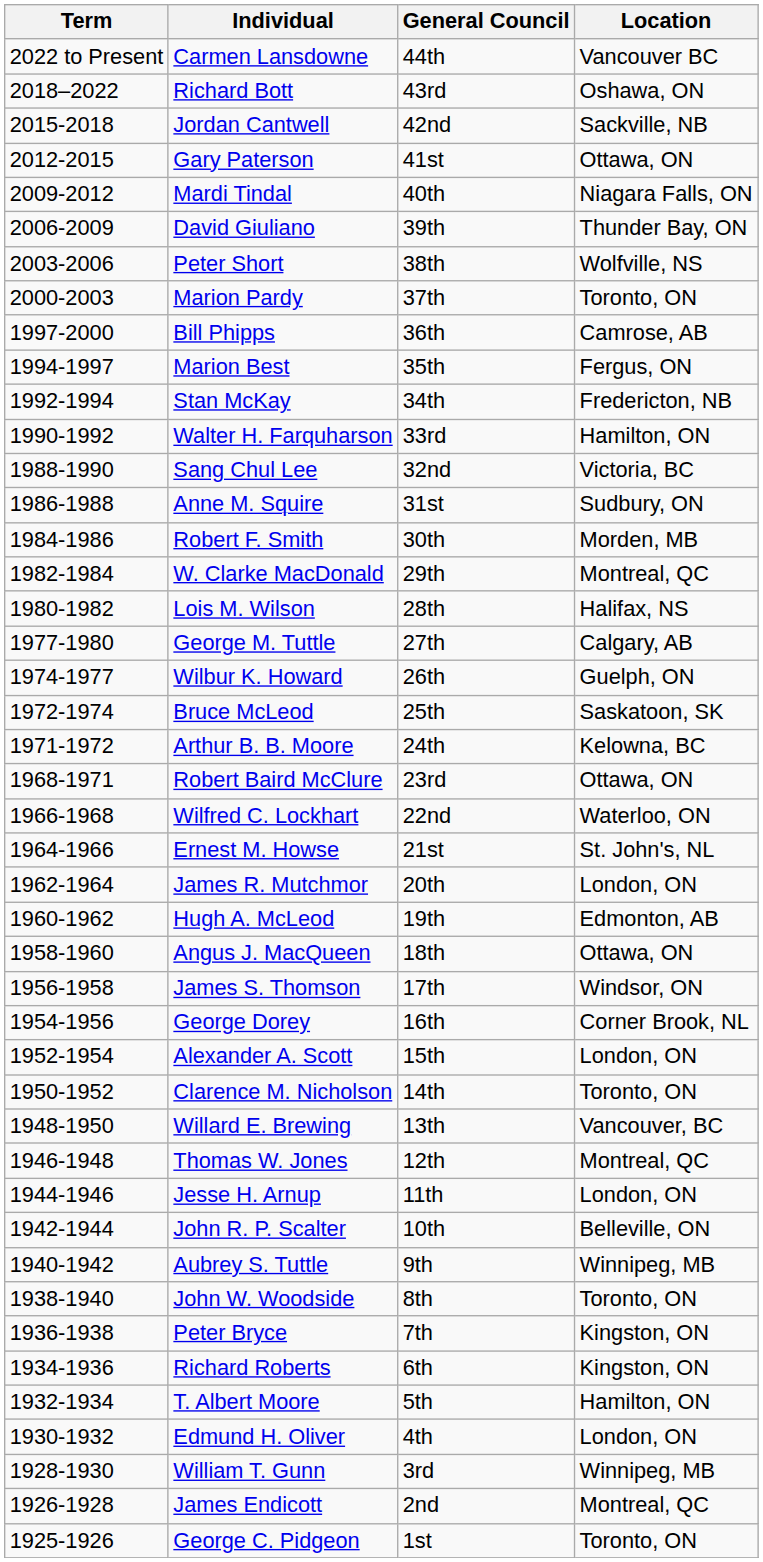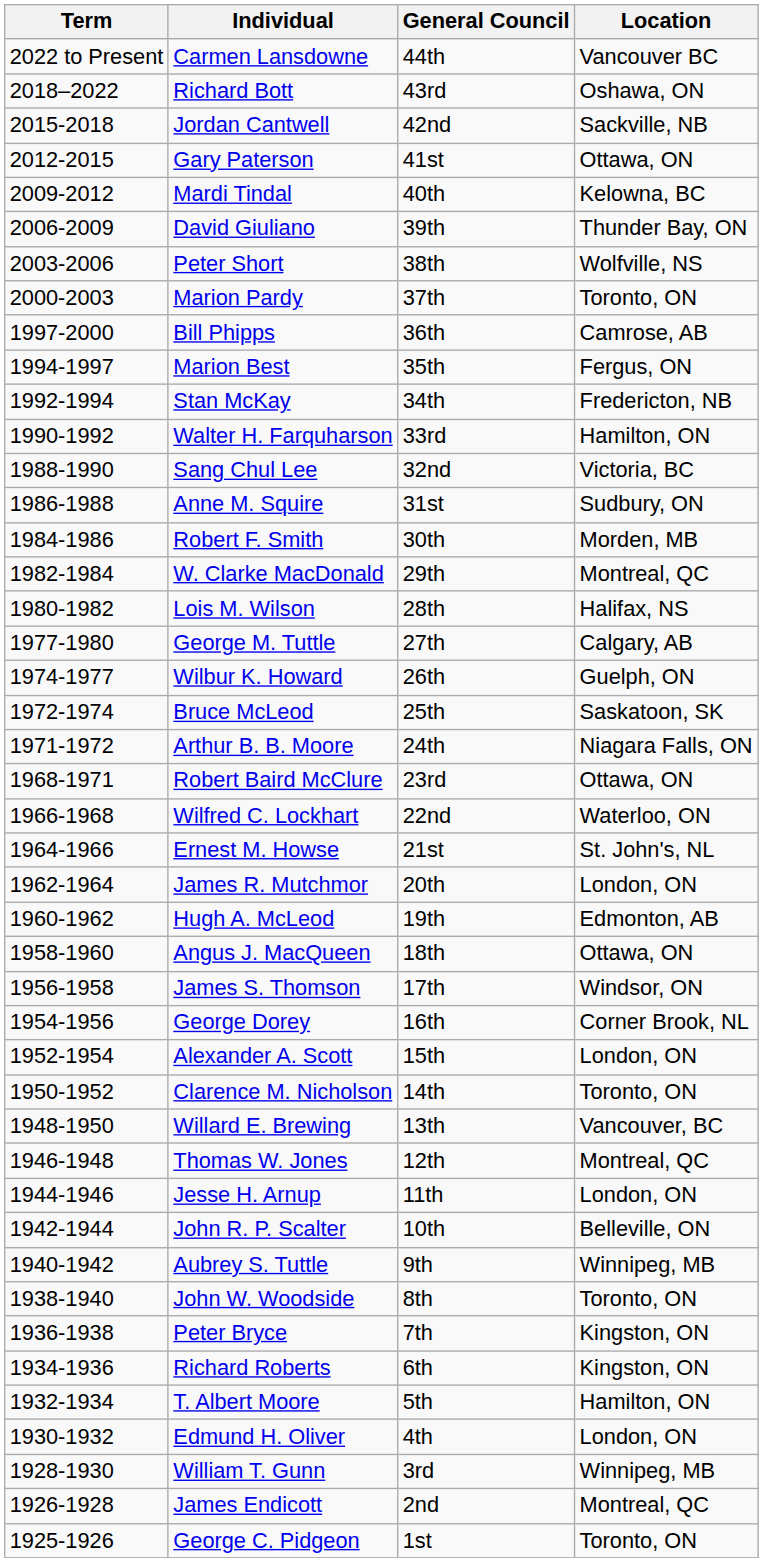(666, 194) Niagara Falls, ON -> (642, 194) Kelowna, BC
(642, 746) Kelowna, BC -> (666, 746) Niagara Falls, ON
